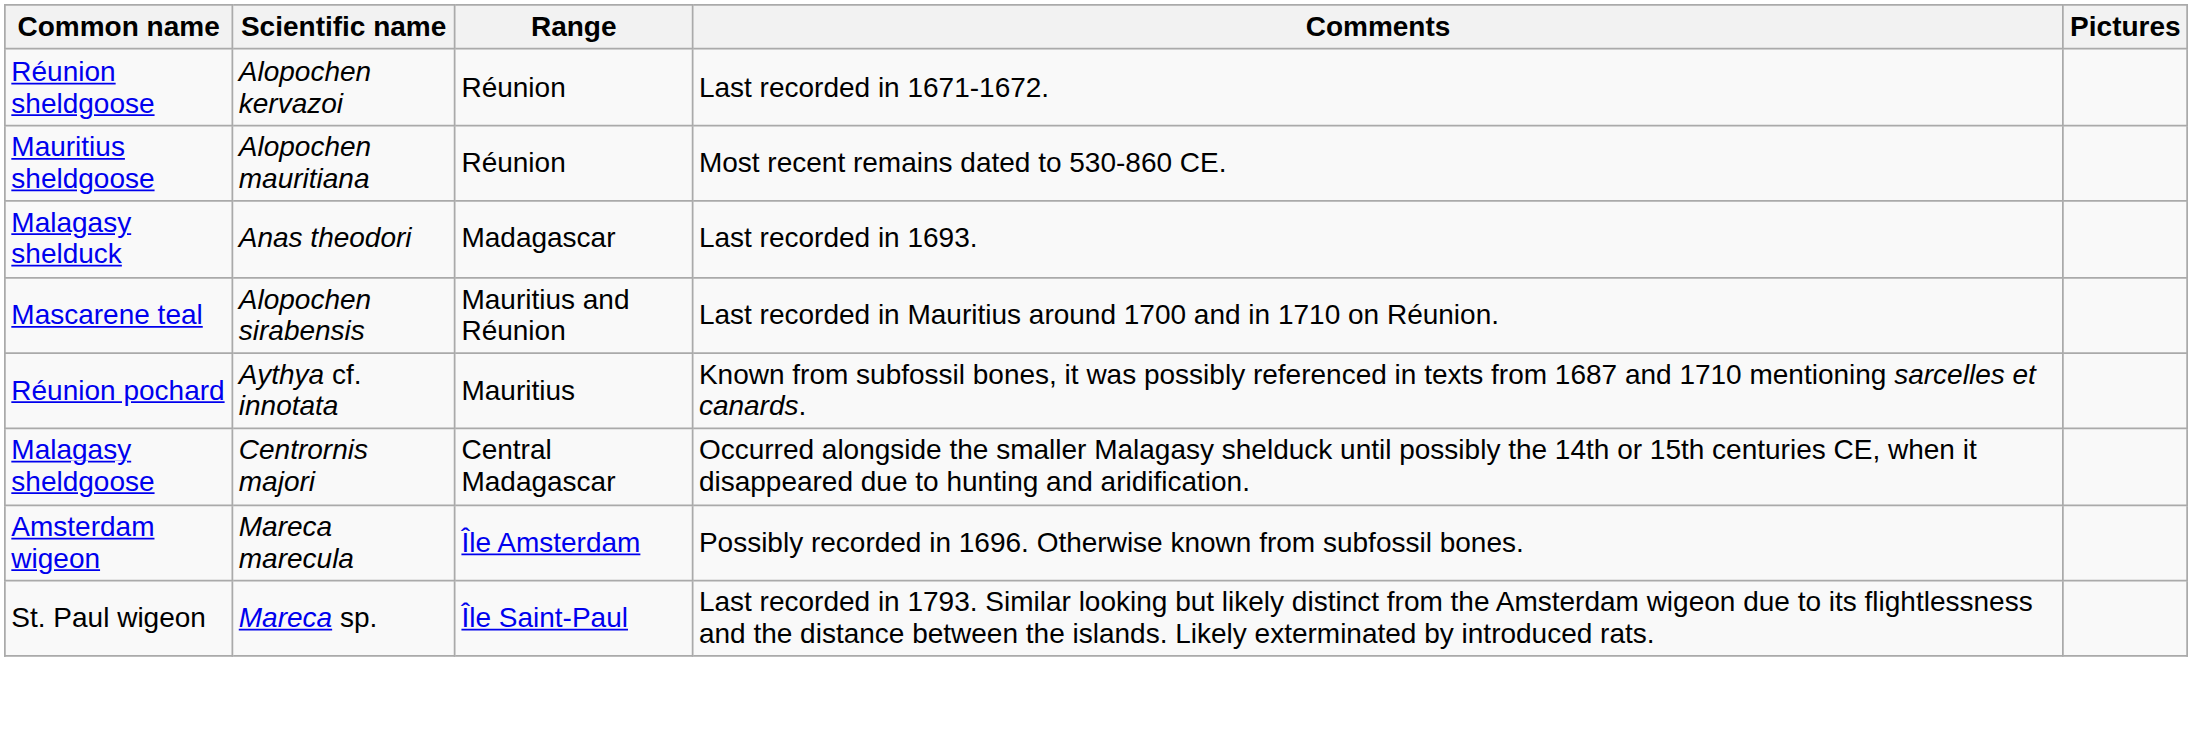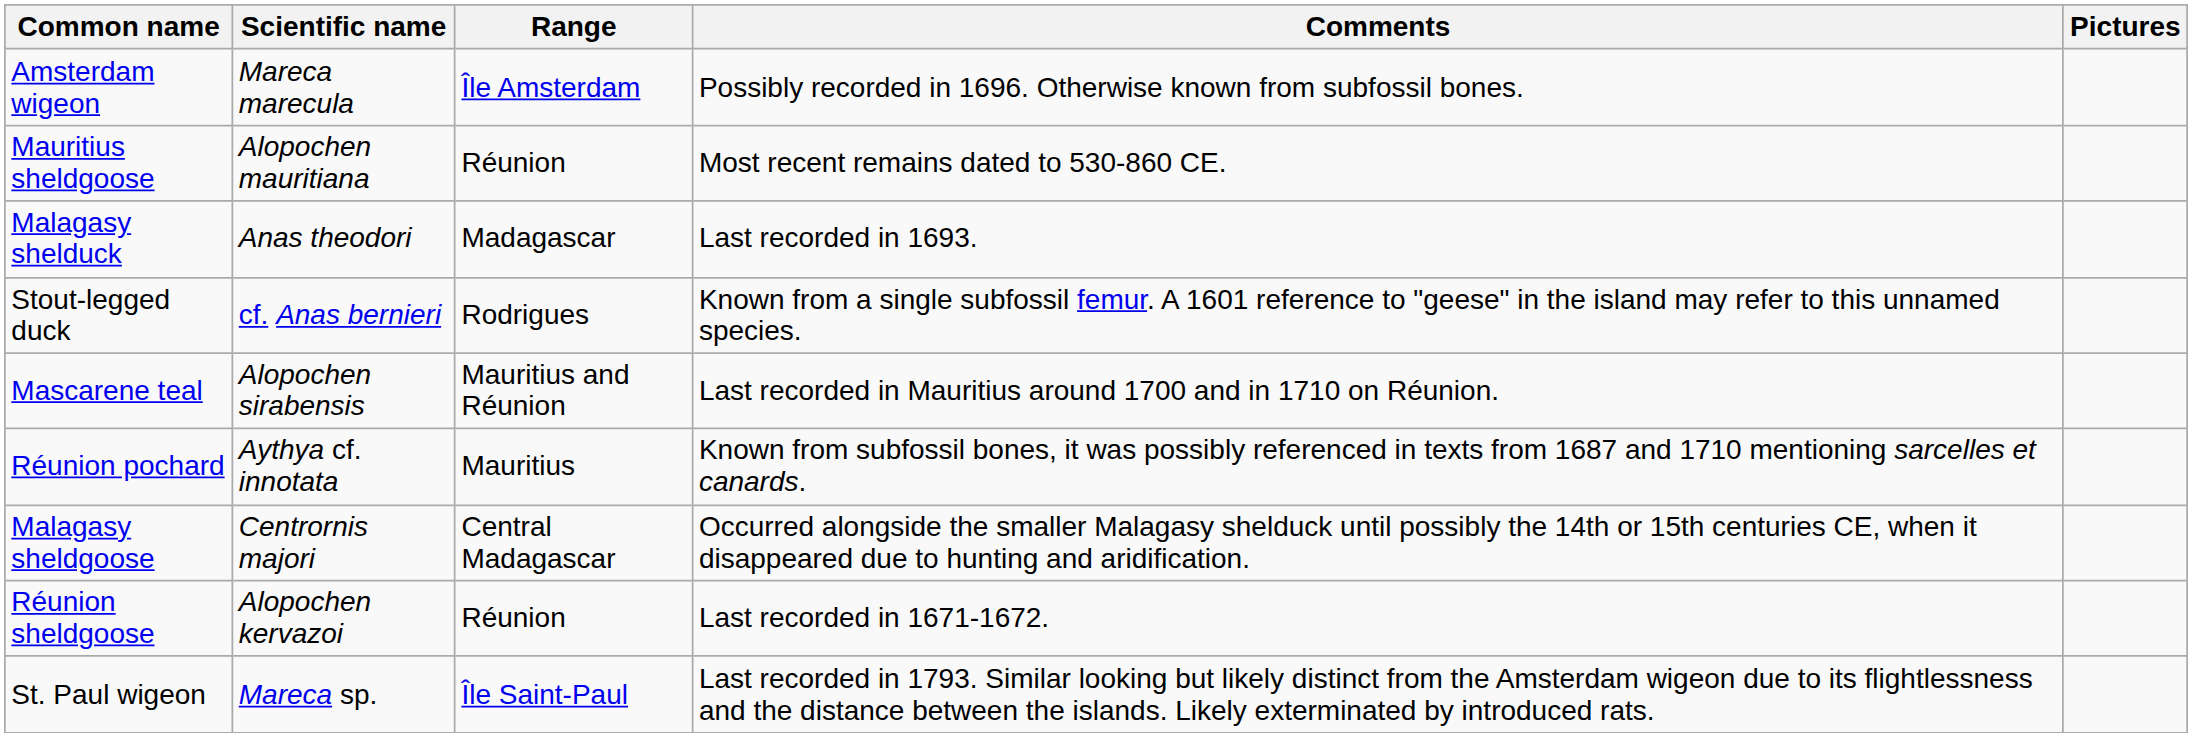rows swapped: (83, 86) <-> (83, 542)
+ row: (91, 314)
